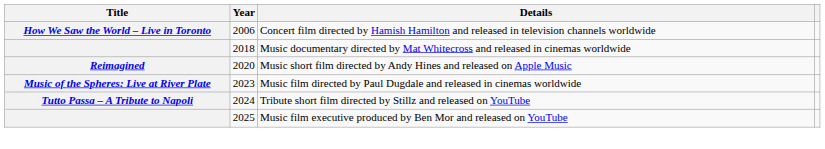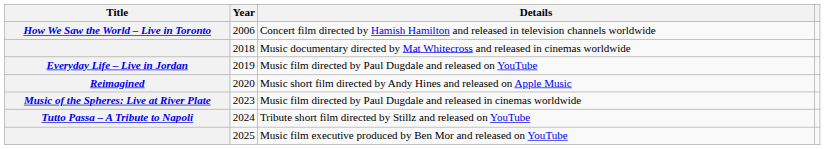+ row: (399, 65)
